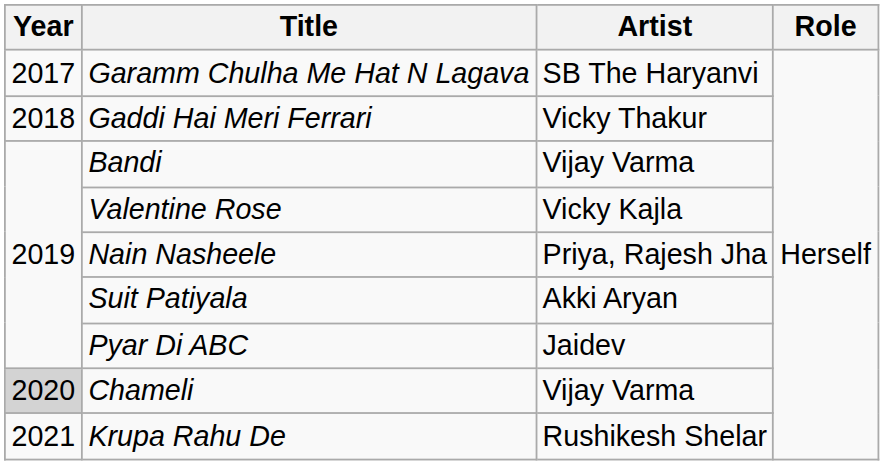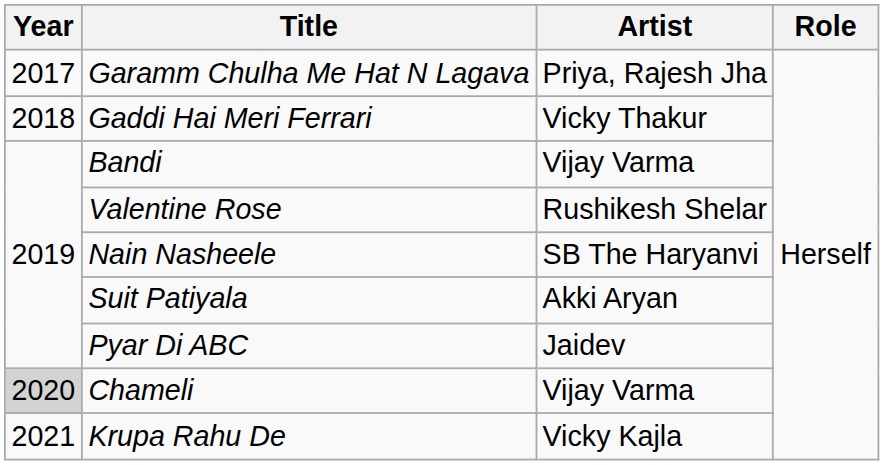(651, 72) SB The Haryanvi -> (655, 72) Priya, Rajesh Jha
(612, 208) Vicky Kajla -> (655, 208) Rushikesh Shelar
(655, 254) Priya, Rajesh Jha -> (651, 254) SB The Haryanvi
(655, 436) Rushikesh Shelar -> (612, 436) Vicky Kajla
